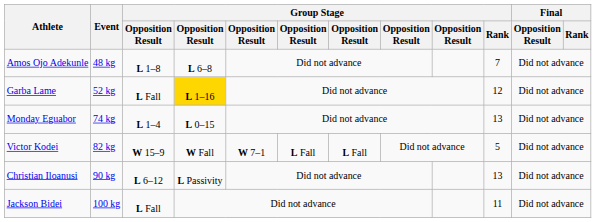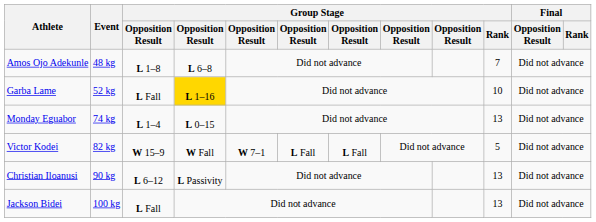(498, 91) 12 -> (498, 91) 10
(498, 204) 11 -> (498, 204) 13
